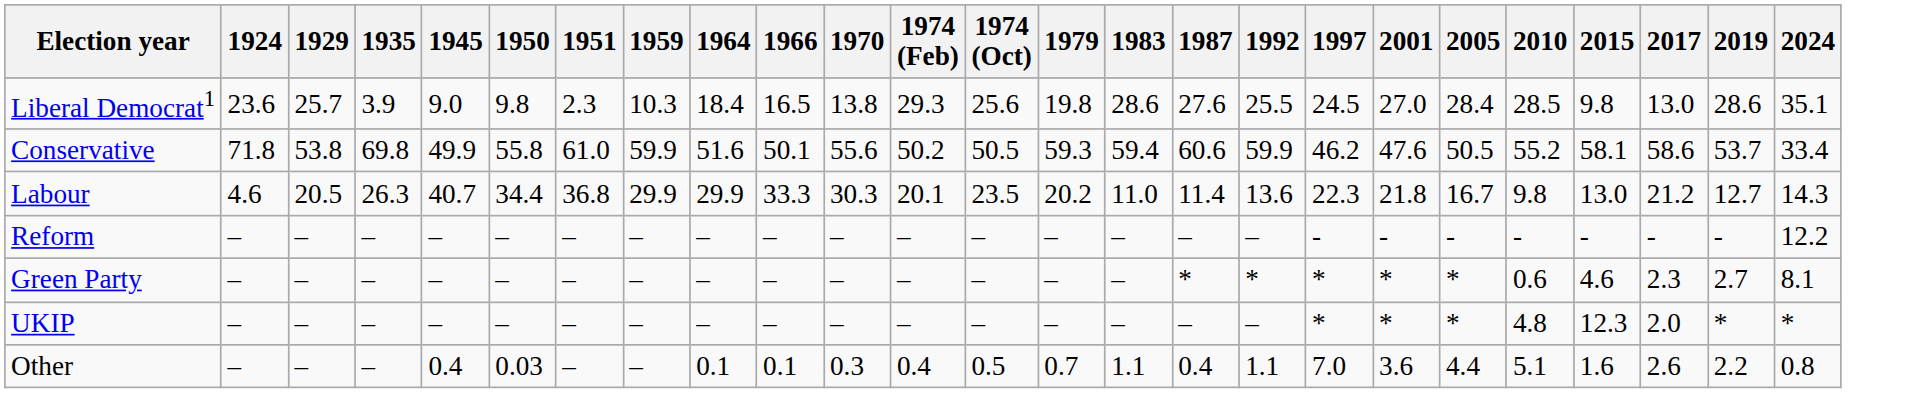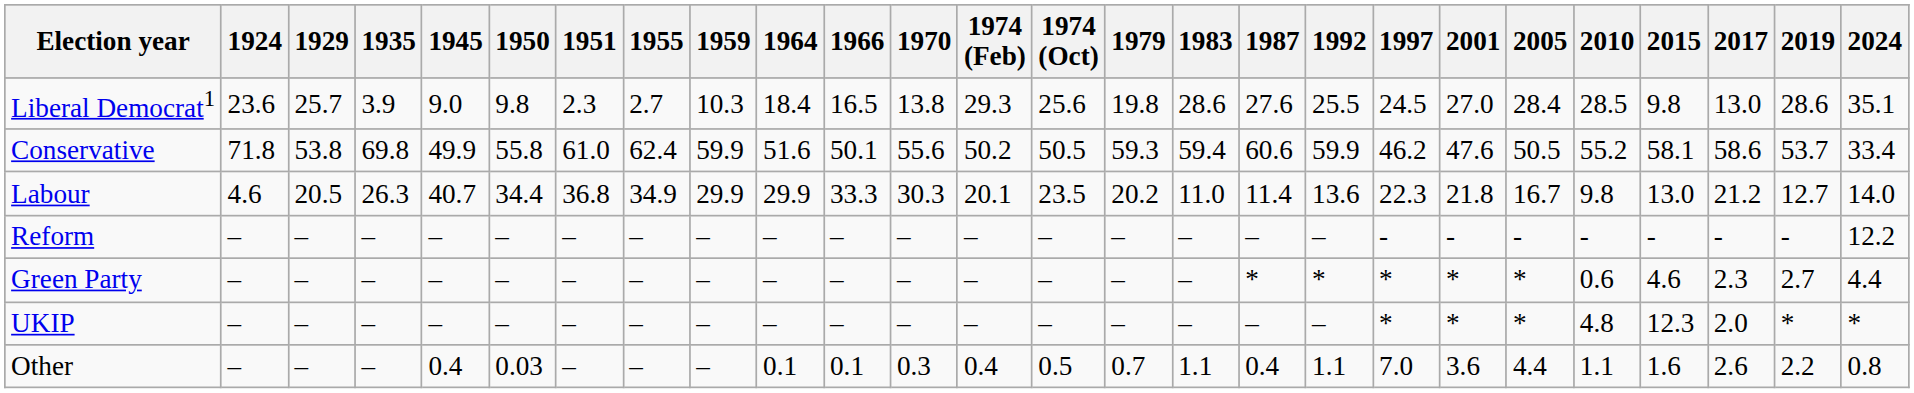+ column: (656, 41)
(1804, 193) 14.3 -> (1871, 193) 14.0
(1798, 279) 8.1 -> (1865, 279) 4.4
(1530, 365) 5.1 -> (1597, 365) 1.1
